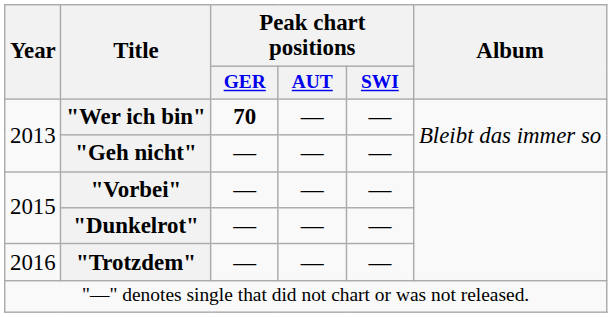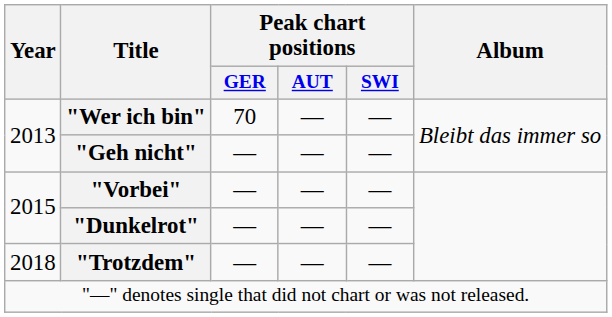(245, 116) bold -> (245, 116) normal
(33, 261) 2016 -> (33, 261) 2018
